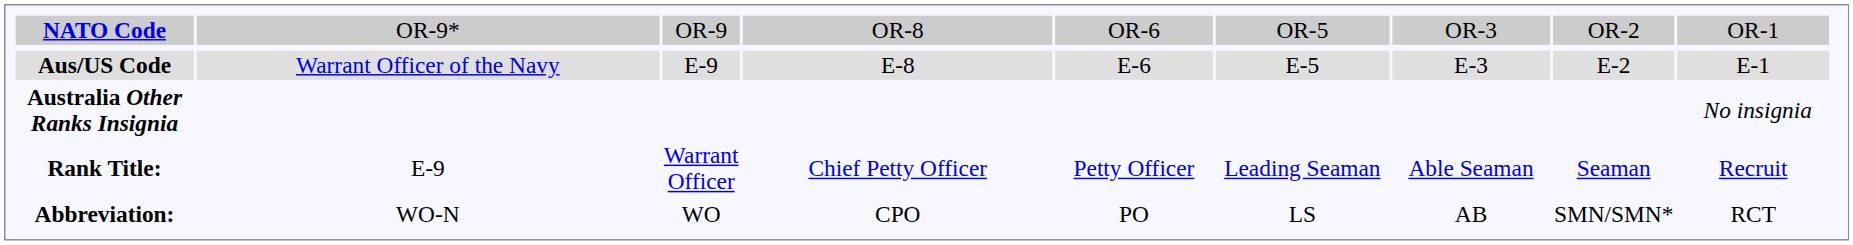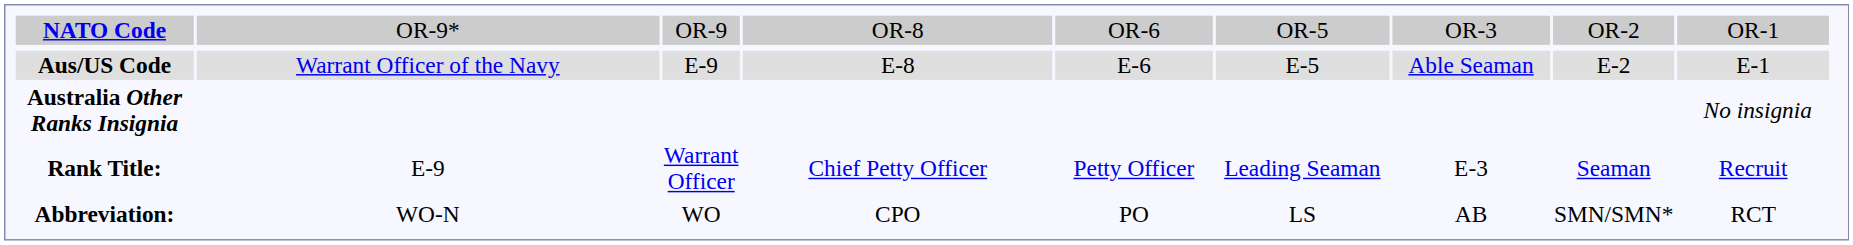(1471, 65) E-3 -> (1471, 65) Able Seaman
(1471, 168) Able Seaman -> (1471, 168) E-3
